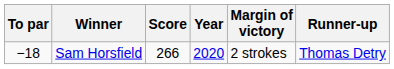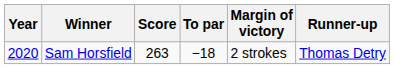columns swapped: (209, 23) <-> (28, 23)
(168, 53) 266 -> (157, 53) 263
